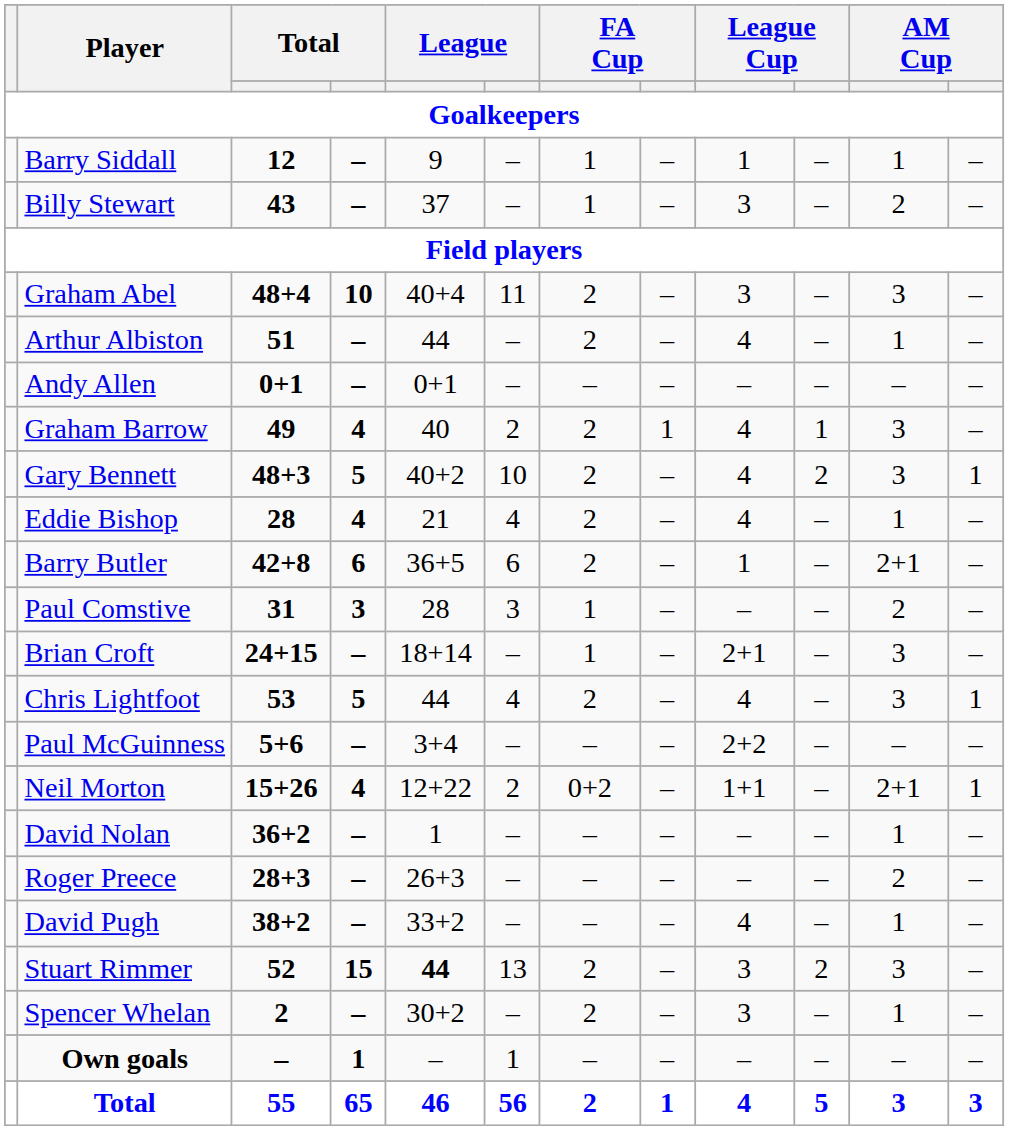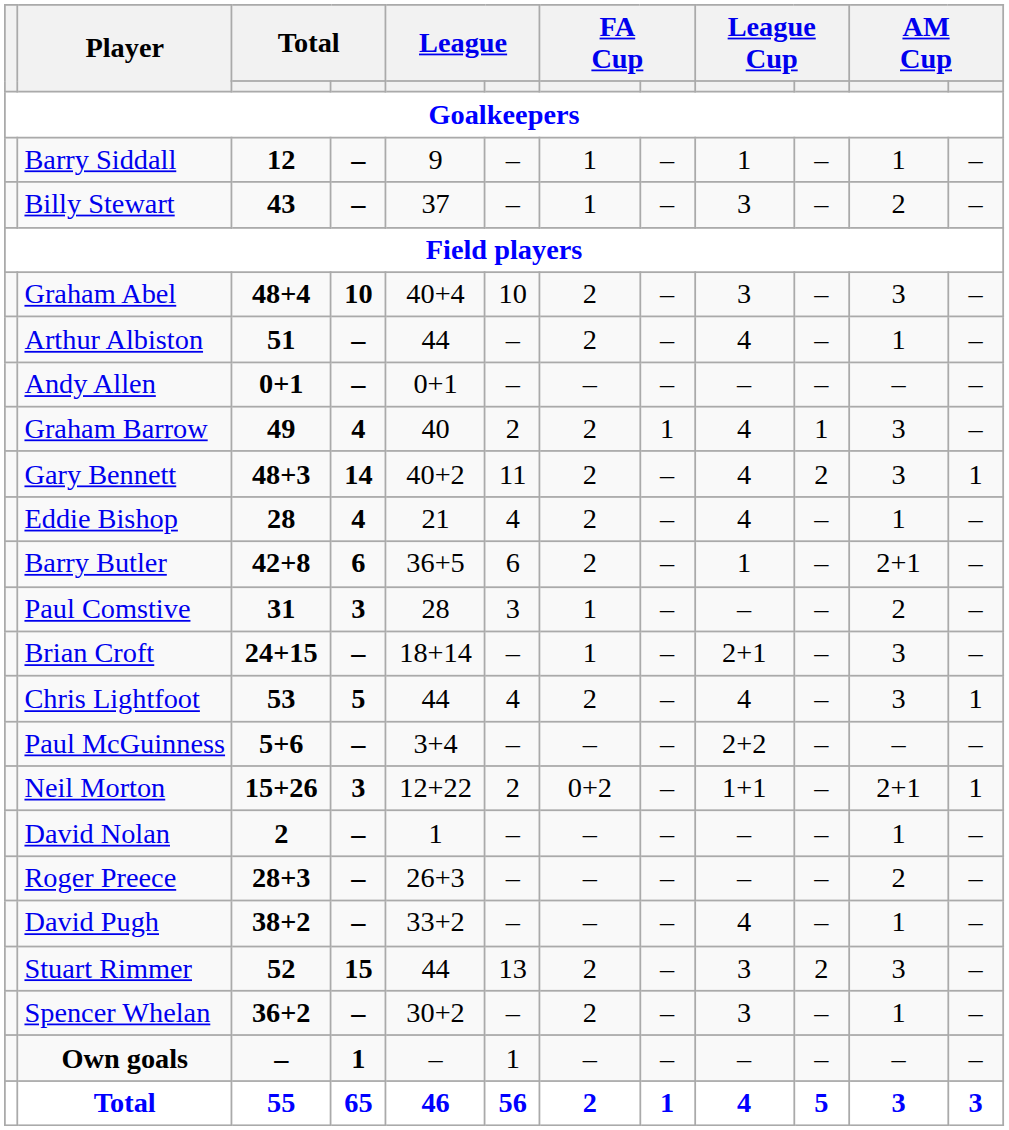(513, 294) 11 -> (513, 294) 10
(358, 473) 5 -> (358, 473) 14
(513, 473) 10 -> (513, 473) 11
(358, 788) 4 -> (358, 788) 3
(281, 833) 36+2 -> (281, 833) 2
(436, 967) bold -> (436, 967) normal
(281, 1012) 2 -> (281, 1012) 36+2
